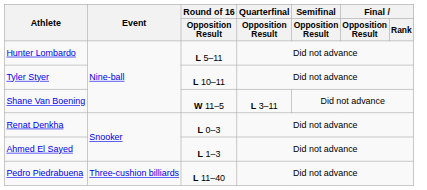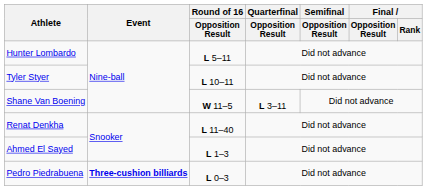(209, 130) L 0–3 -> (217, 130) L 11–40
(134, 174) normal -> (138, 174) bold
(209, 179) L 11–40 -> (217, 179) L 0–3
